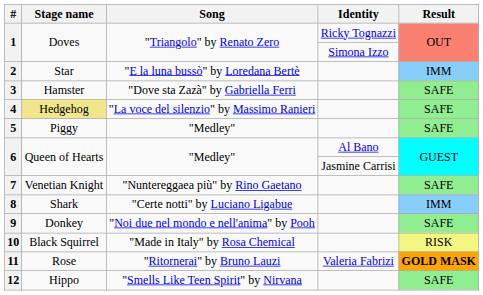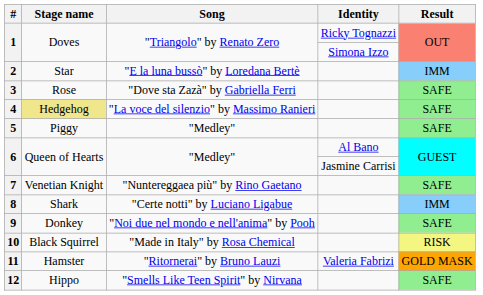(64, 90) Hamster -> (64, 90) Rose
(64, 261) Rose -> (64, 261) Hamster
(439, 261) bold -> (437, 261) normal
